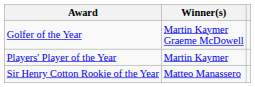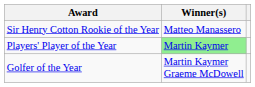rows swapped: (44, 35) <-> (83, 73)
(196, 57) no background -> (196, 45) lightgreen background
